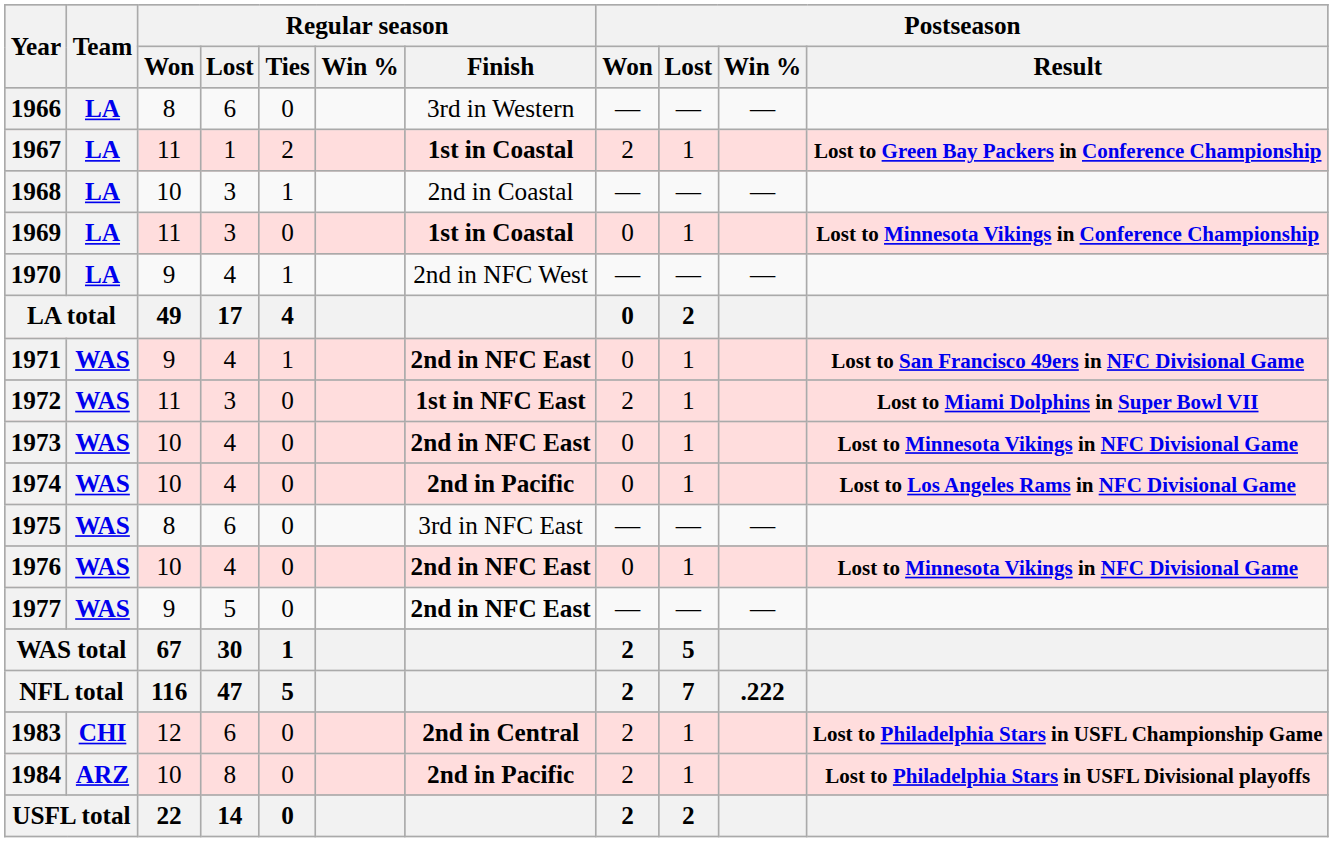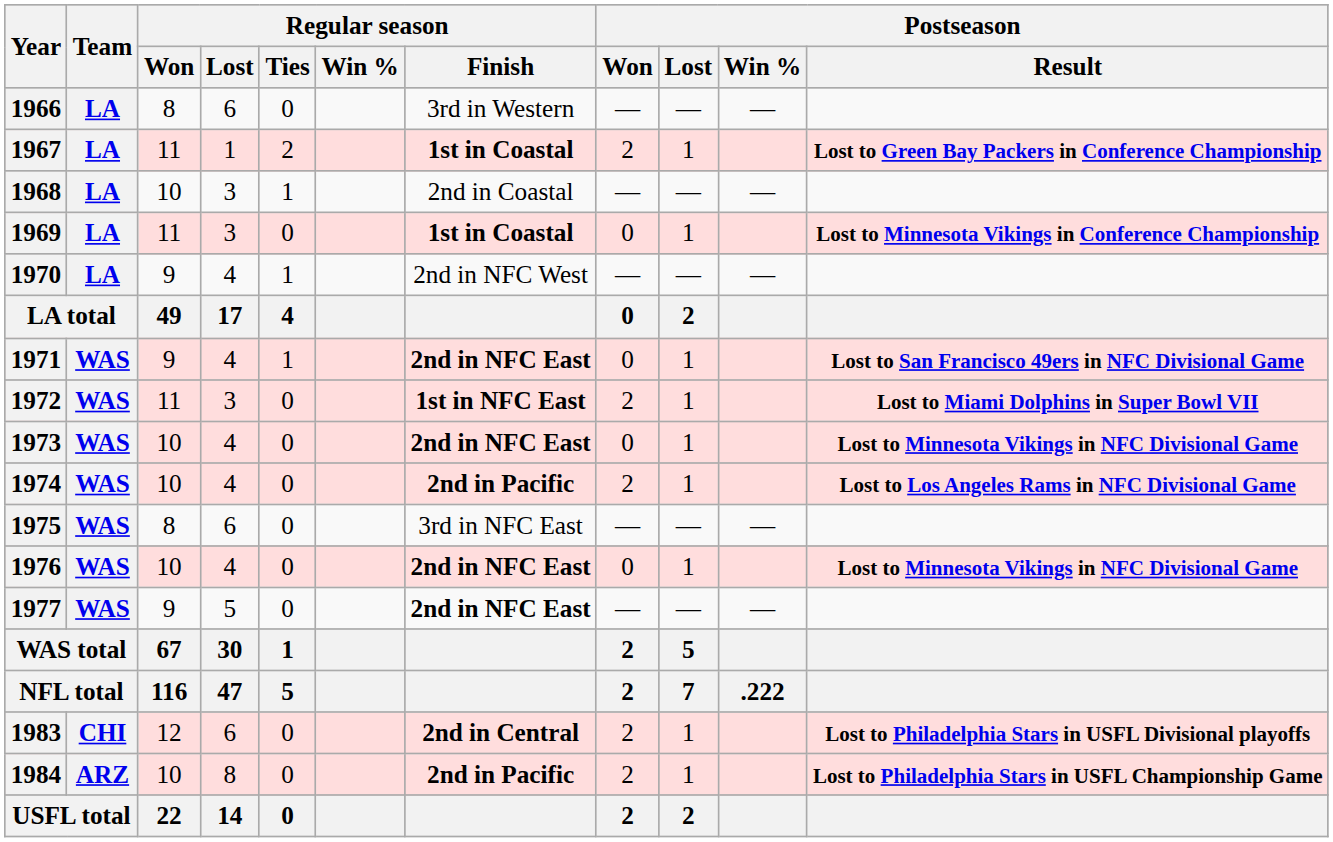(628, 483) 0 -> (628, 483) 2
(1068, 735) Lost to Philadelphia Stars in USFL Championship Game -> (1068, 735) Lost to Philadelphia Stars in USFL Divisional playoffs
(1068, 776) Lost to Philadelphia Stars in USFL Divisional playoffs -> (1068, 776) Lost to Philadelphia Stars in USFL Championship Game
